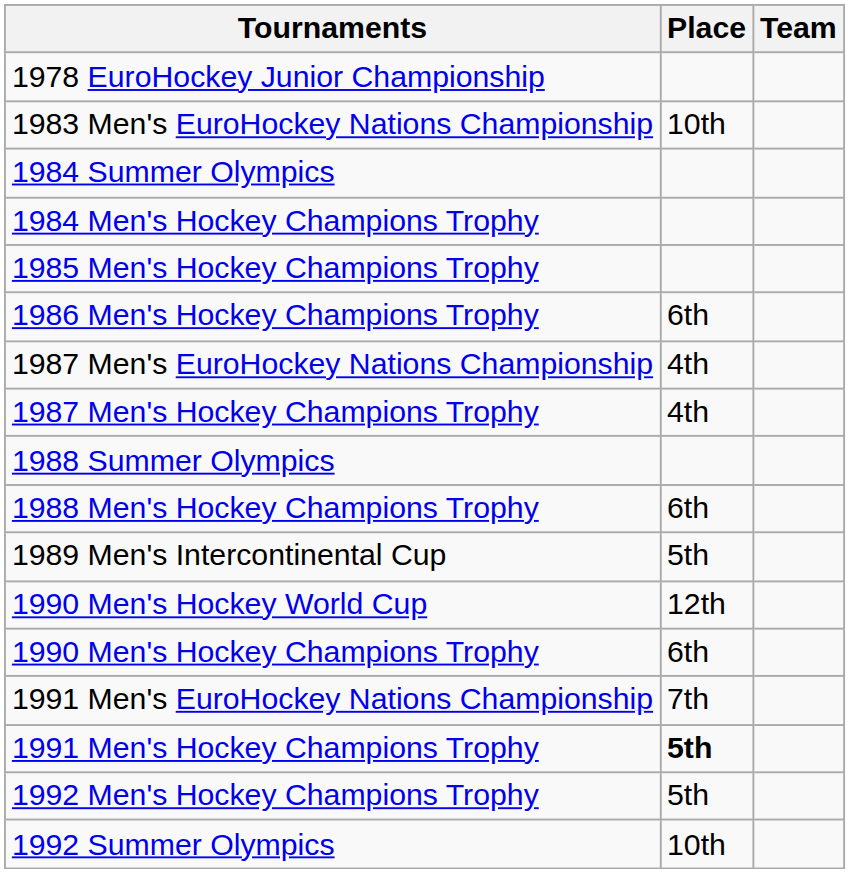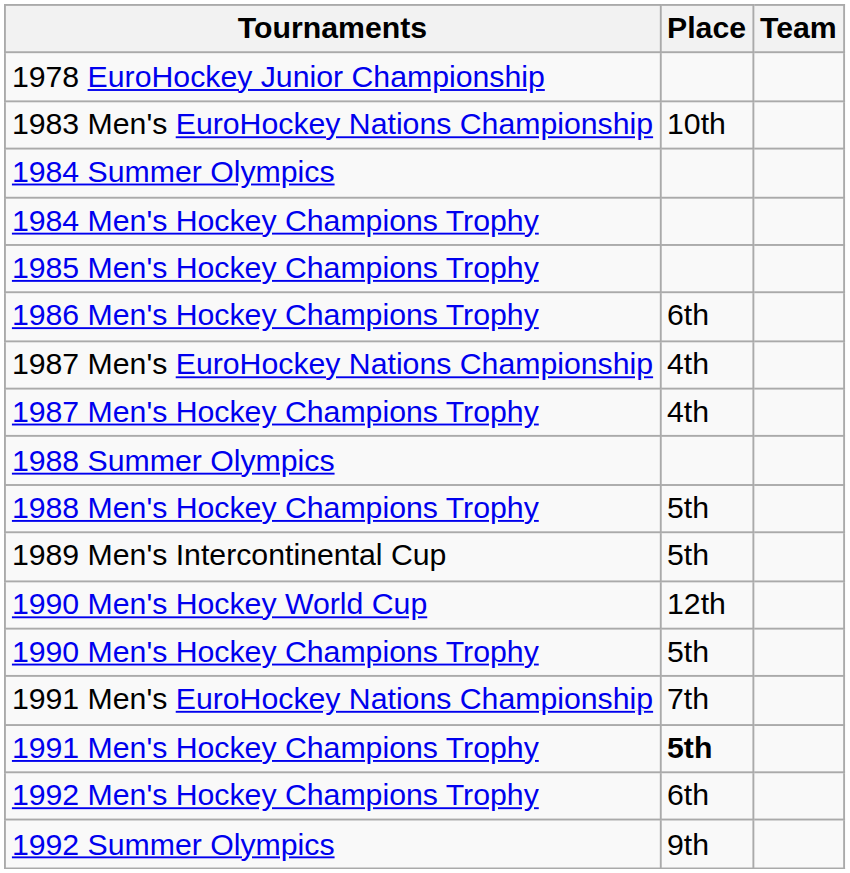(688, 508) 6th -> (688, 508) 5th
(688, 651) 6th -> (688, 651) 5th
(688, 795) 5th -> (688, 795) 6th
(696, 843) 10th -> (688, 843) 9th
